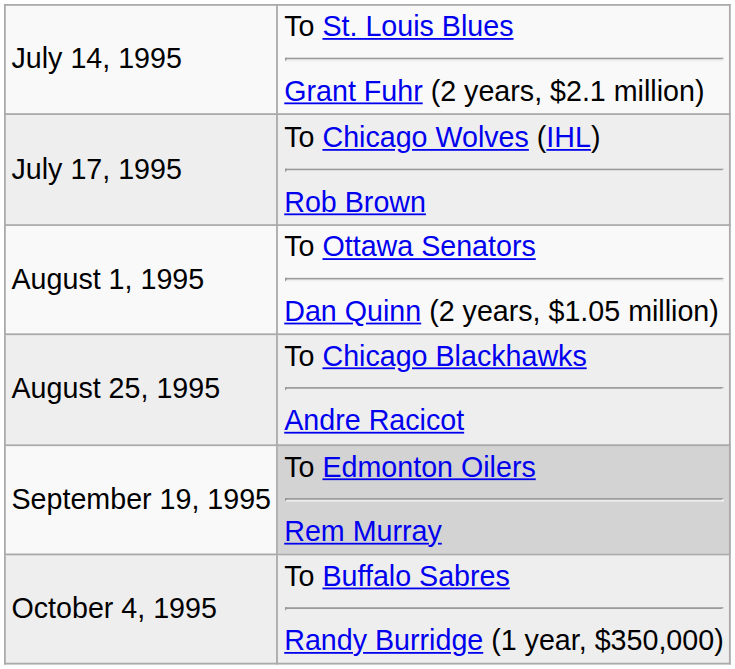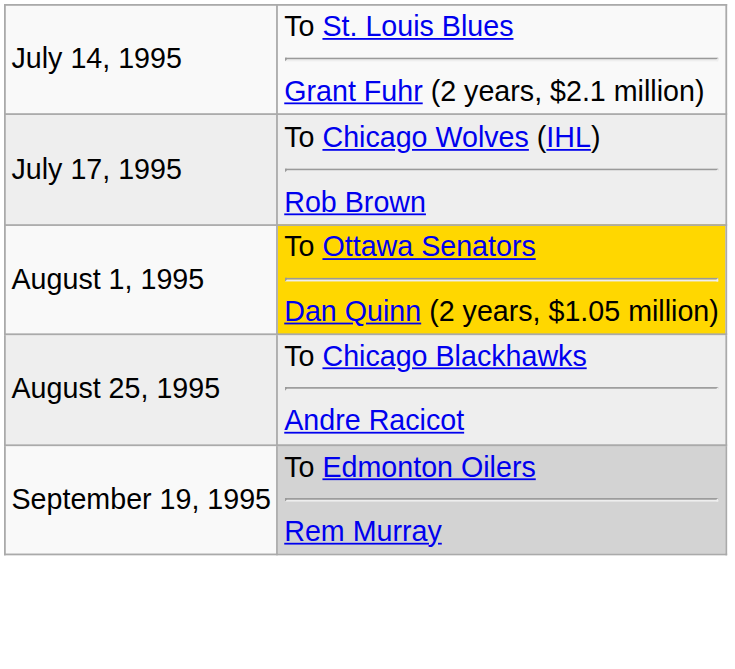(504, 279) no background -> (502, 279) gold background
- row: (114, 608)
